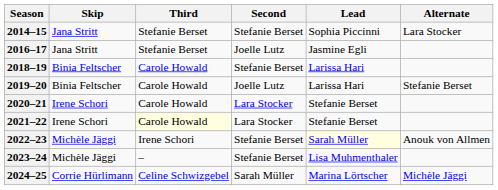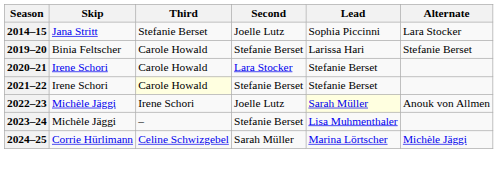(269, 31) Stefanie Berset -> (259, 31) Joelle Lutz
- row: (27, 49)
- row: (27, 67)
(259, 85) Joelle Lutz -> (269, 49) Stefanie Berset
(263, 121) Lara Stocker -> (269, 85) Stefanie Berset
(269, 139) Stefanie Berset -> (259, 103) Joelle Lutz
